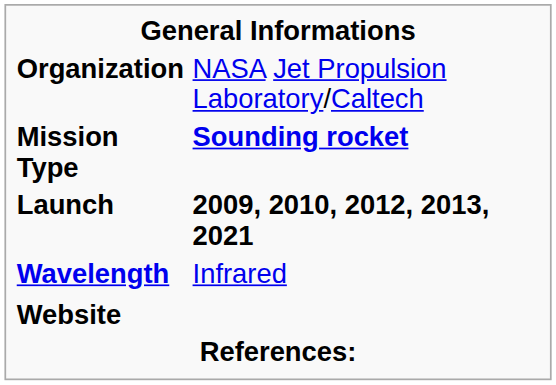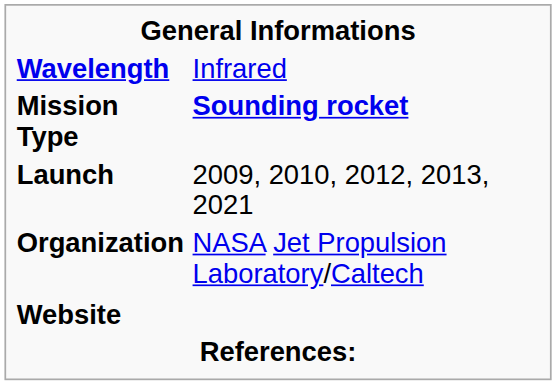rows swapped: (100, 68) <-> (93, 274)
(341, 221) bold -> (341, 190) normal
